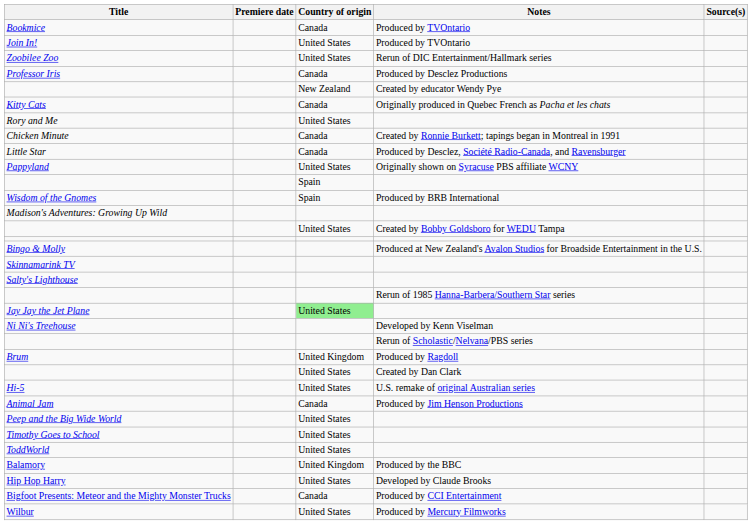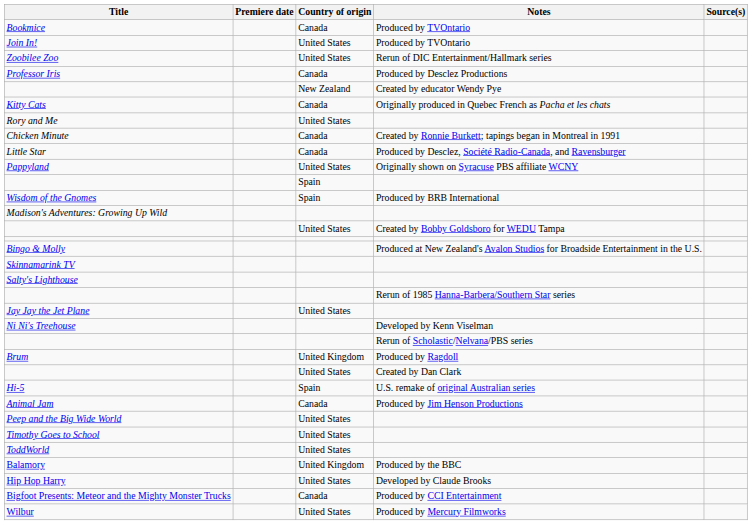(324, 310) lightgreen background -> (324, 310) no background
(324, 388) United States -> (309, 388) Spain
